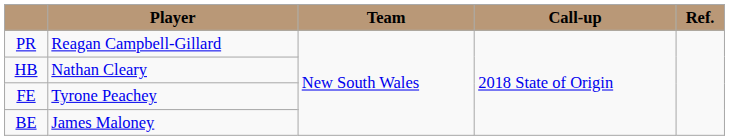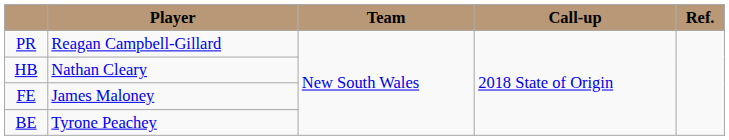(104, 95) Tyrone Peachey -> (103, 95) James Maloney
(103, 122) James Maloney -> (104, 122) Tyrone Peachey
